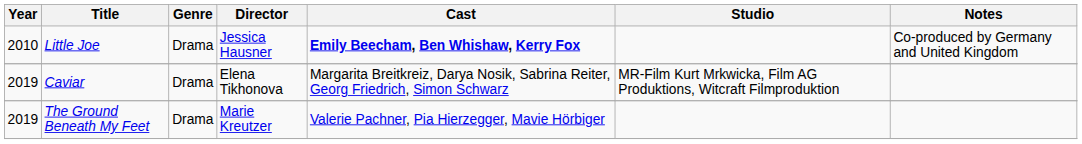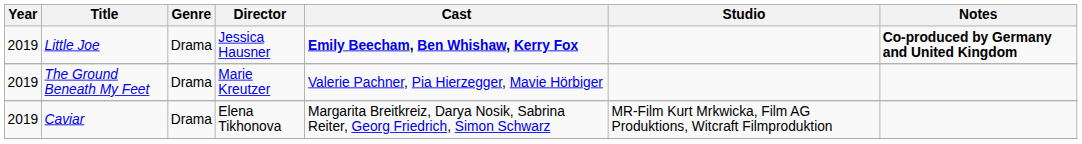(23, 44) 2010 -> (23, 44) 2019
(973, 44) normal -> (967, 44) bold
rows swapped: (97, 119) <-> (64, 82)
